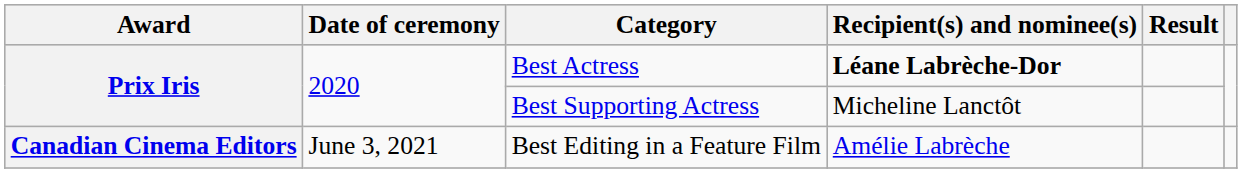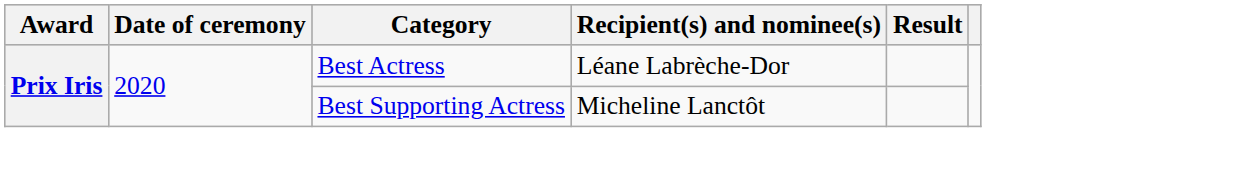(947, 65) bold -> (683, 65) normal
- row: (666, 146)
